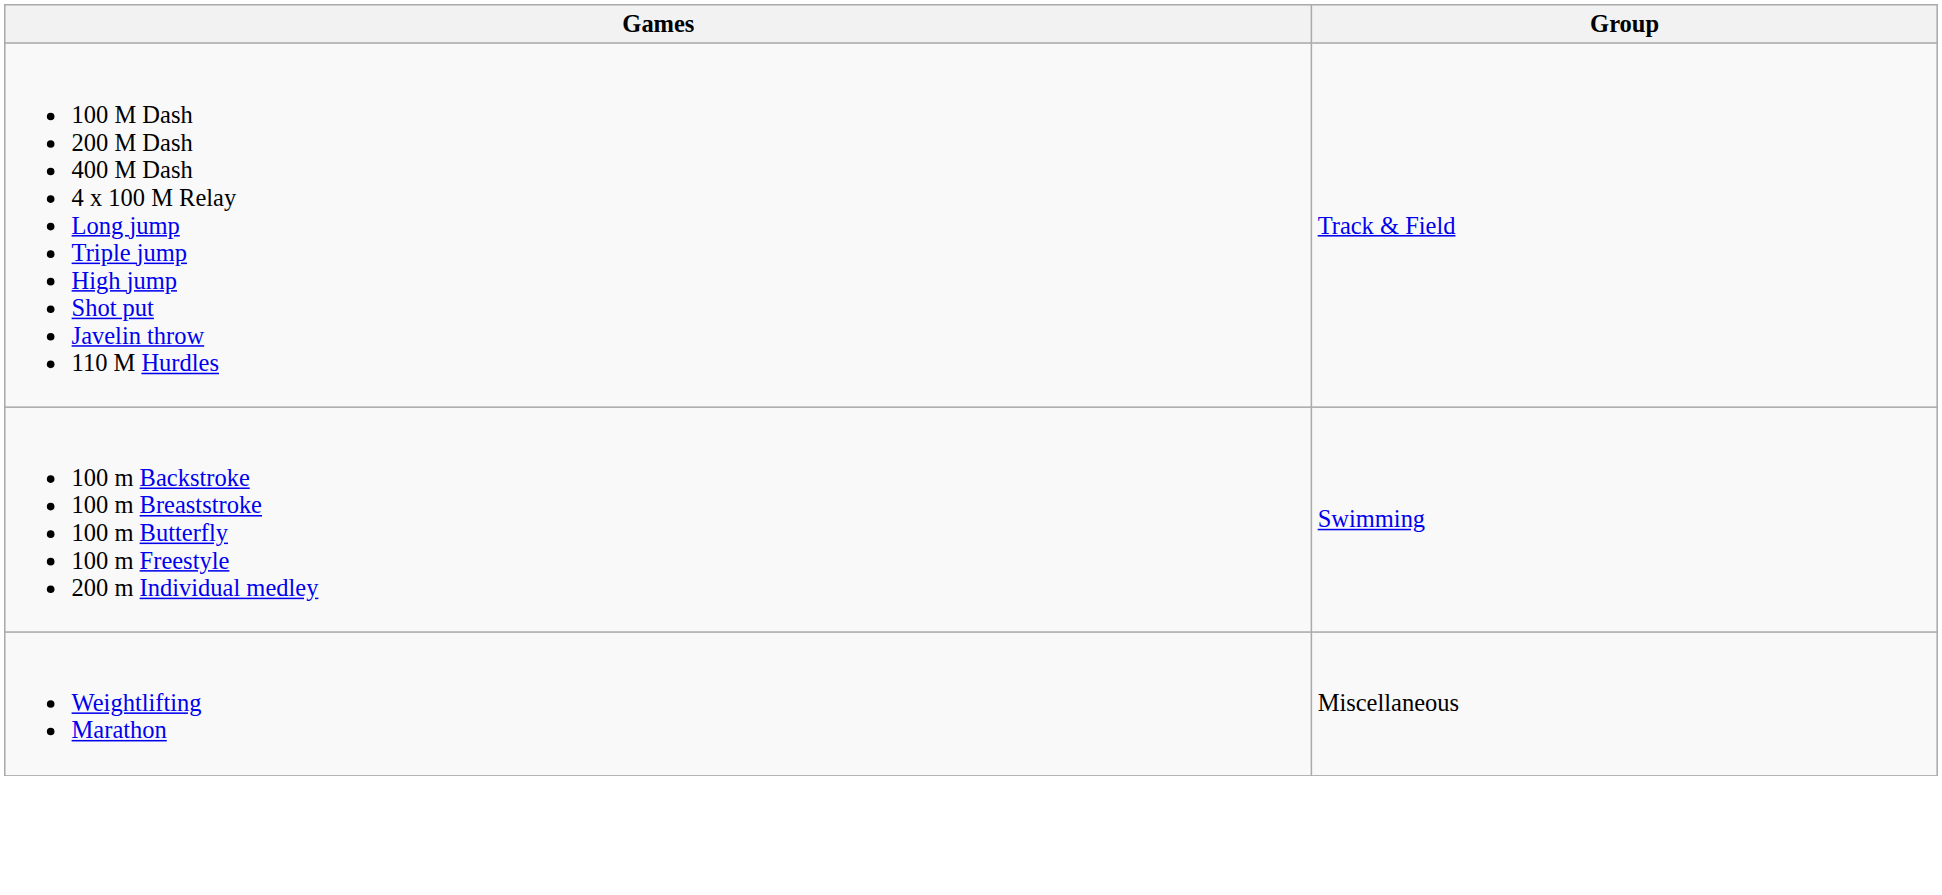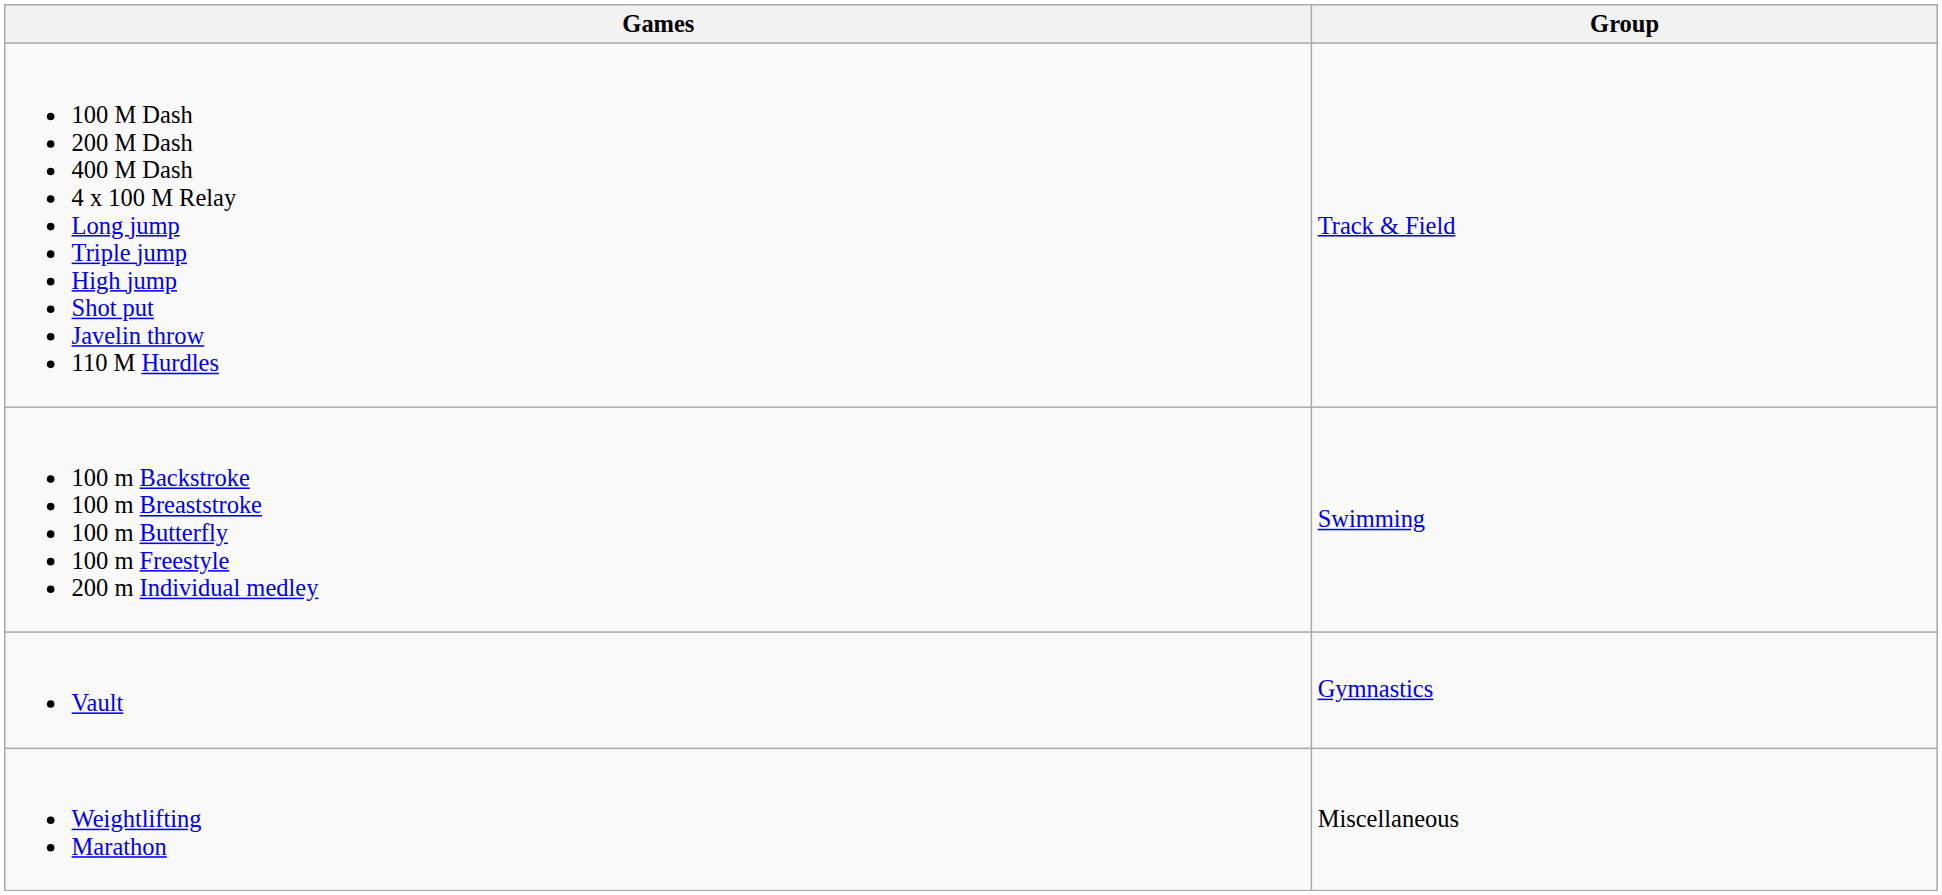+ row: (658, 704)
